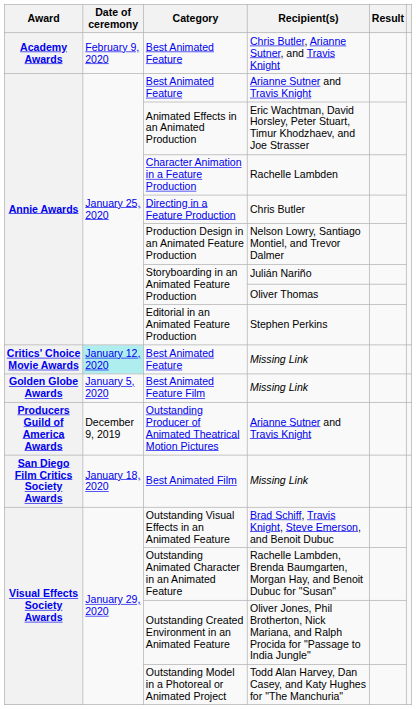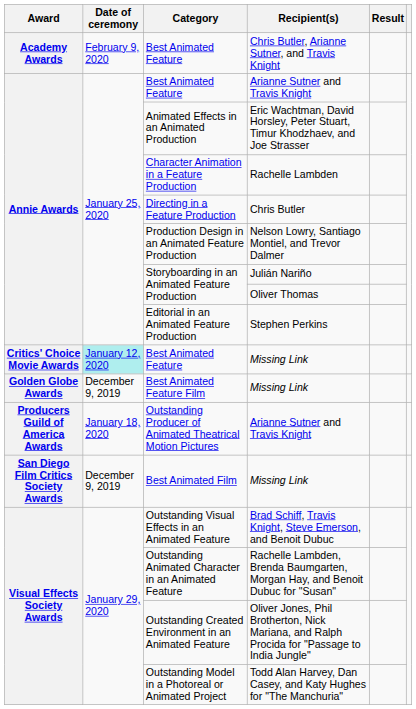(110, 388) January 5, 2020 -> (110, 388) December 9, 2019
(110, 428) December 9, 2019 -> (113, 428) January 18, 2020
(113, 481) January 18, 2020 -> (110, 481) December 9, 2019
